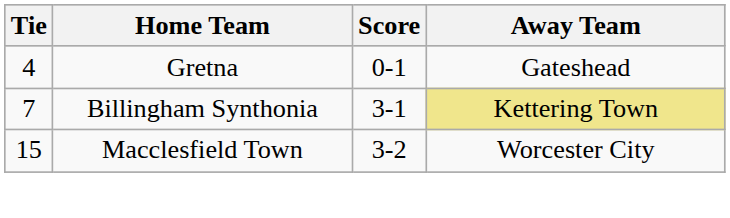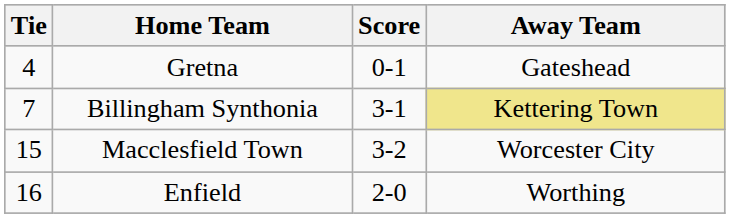+ row: (202, 191)
